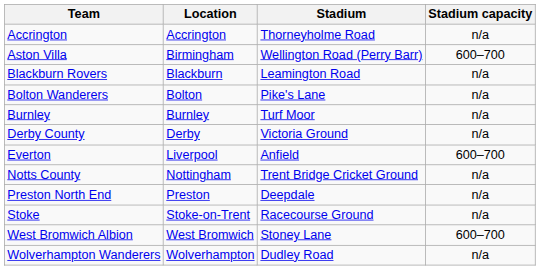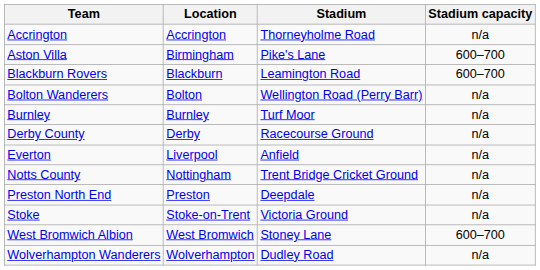(341, 54) Wellington Road (Perry Barr) -> (293, 54) Pike's Lane
(480, 74) n/a -> (480, 74) 600–700
(293, 94) Pike's Lane -> (341, 94) Wellington Road (Perry Barr)
(304, 134) Victoria Ground -> (317, 134) Racecourse Ground
(480, 154) 600–700 -> (480, 154) n/a
(317, 214) Racecourse Ground -> (304, 214) Victoria Ground
